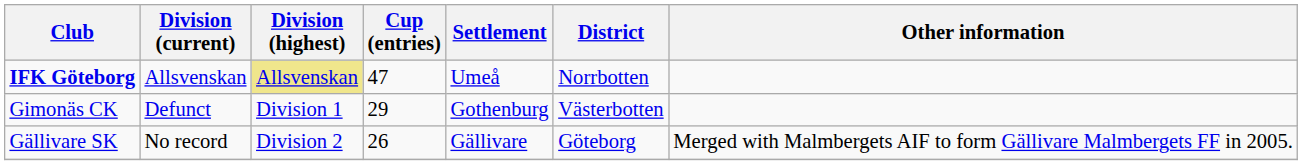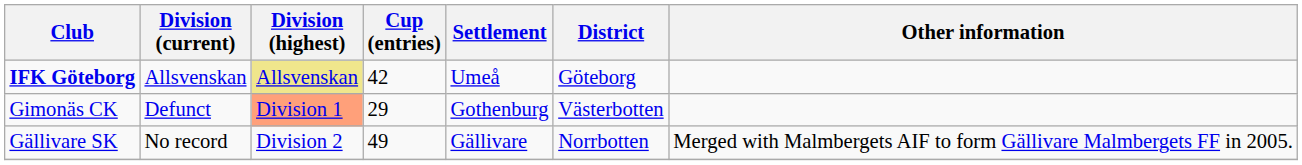(378, 76) 47 -> (378, 76) 42
(603, 76) Norrbotten -> (597, 76) Göteborg
(299, 109) no background -> (299, 109) lightsalmon background
(378, 142) 26 -> (378, 142) 49
(597, 142) Göteborg -> (603, 142) Norrbotten
